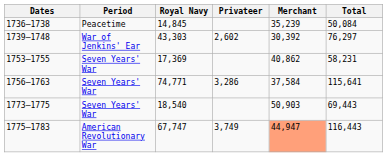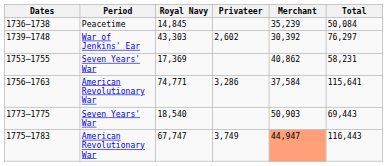(111, 87) Seven Years' War -> (113, 91) American Revolutionary War
